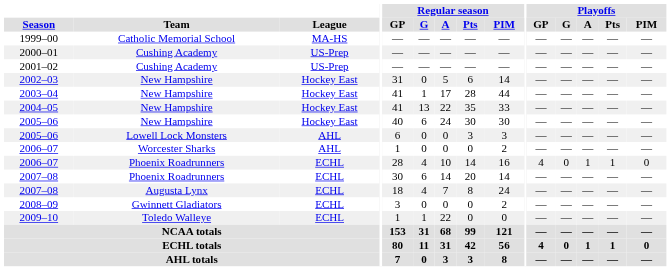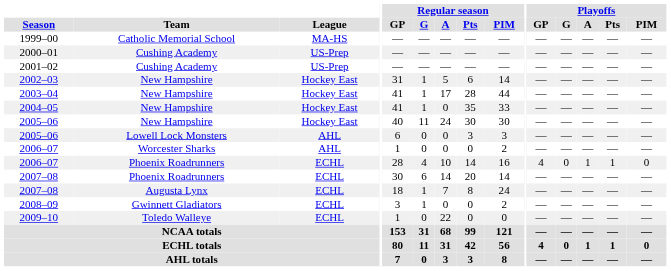(424, 80) 0 -> (424, 80) 1
(424, 107) 13 -> (424, 107) 1
(446, 107) 22 -> (446, 107) 0
(424, 121) 6 -> (424, 121) 11
(424, 190) 4 -> (424, 190) 1
(424, 204) 0 -> (424, 204) 1
(424, 218) 1 -> (424, 218) 0
